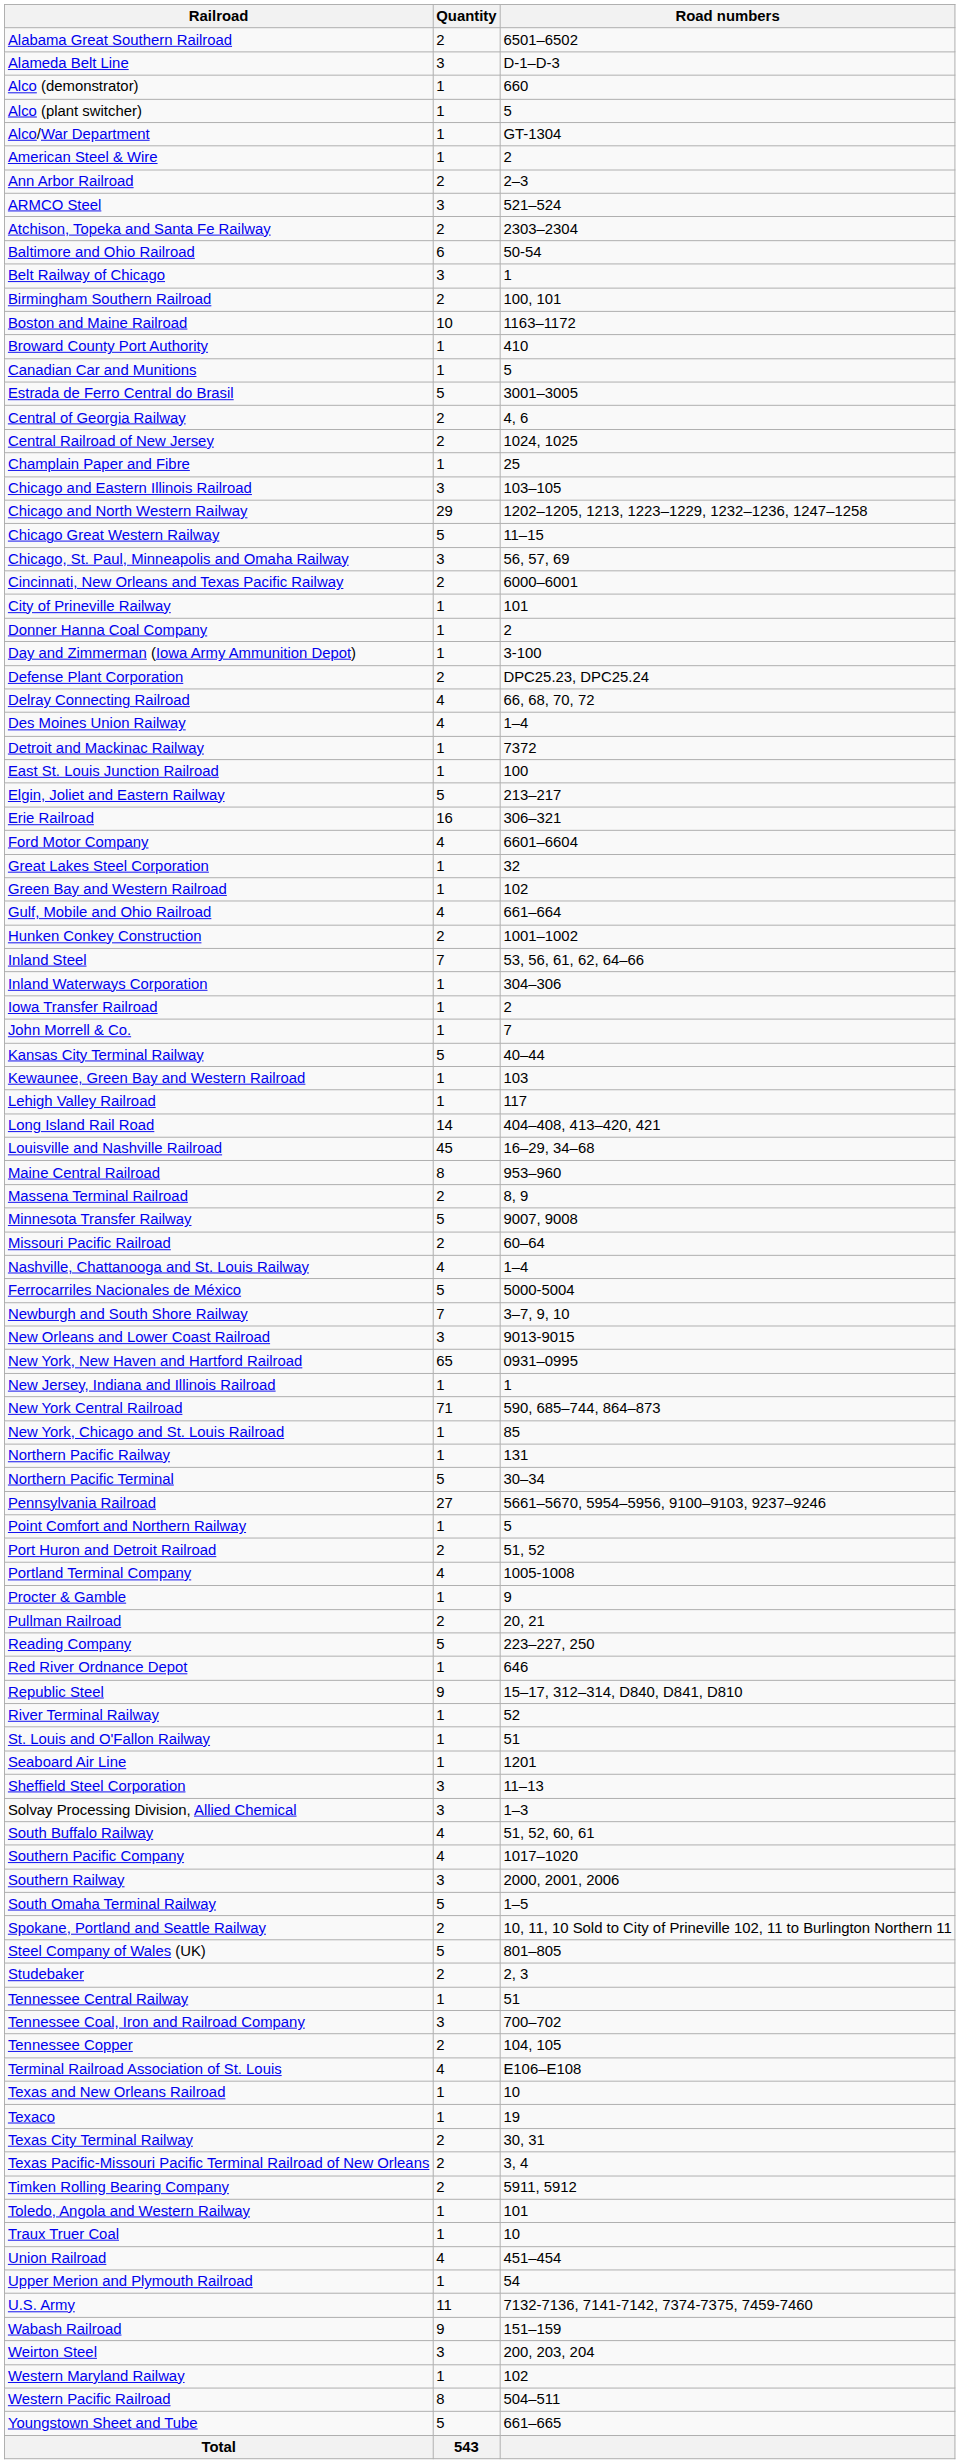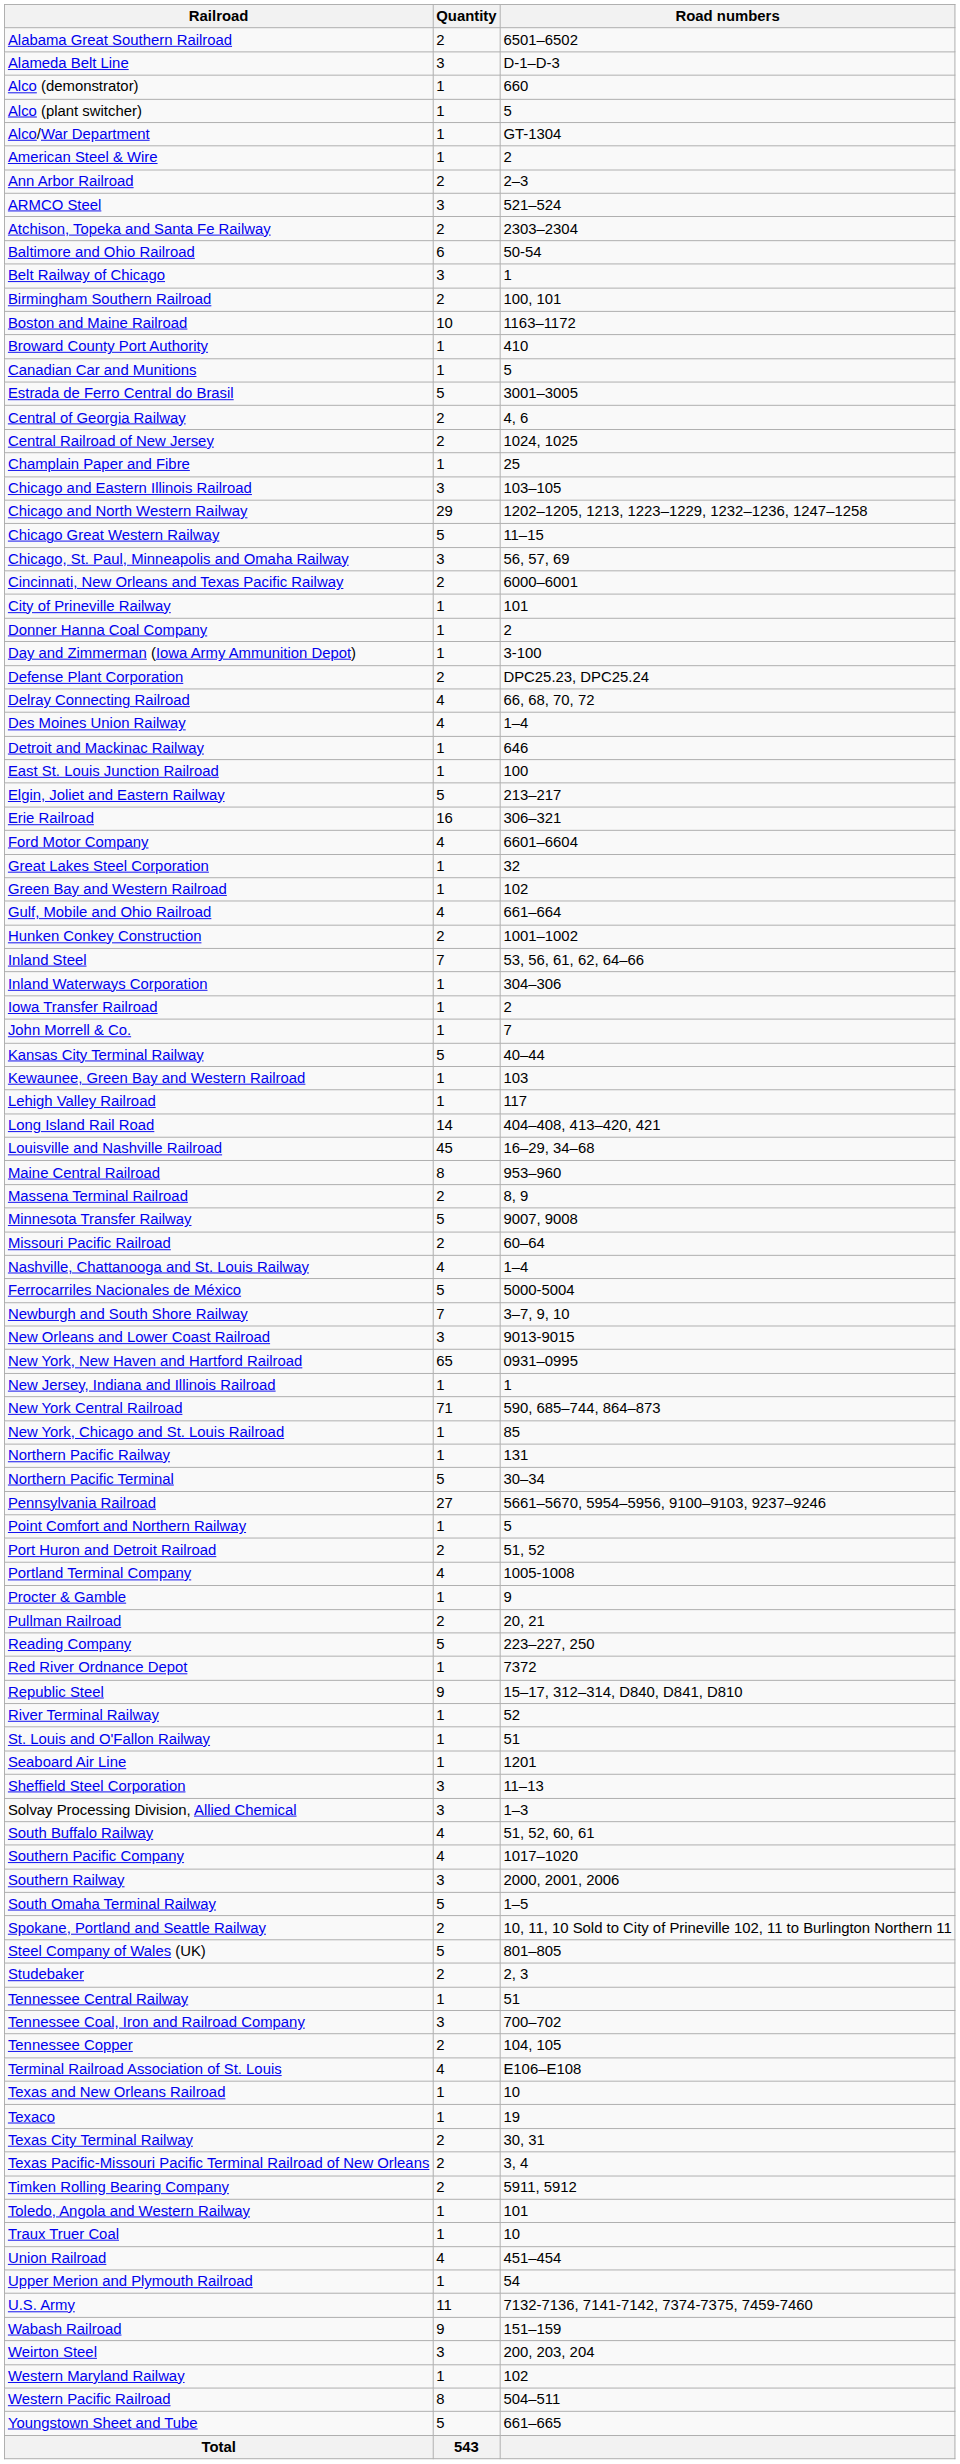(520, 747) 7372 -> (516, 747) 646
(516, 1668) 646 -> (520, 1668) 7372
